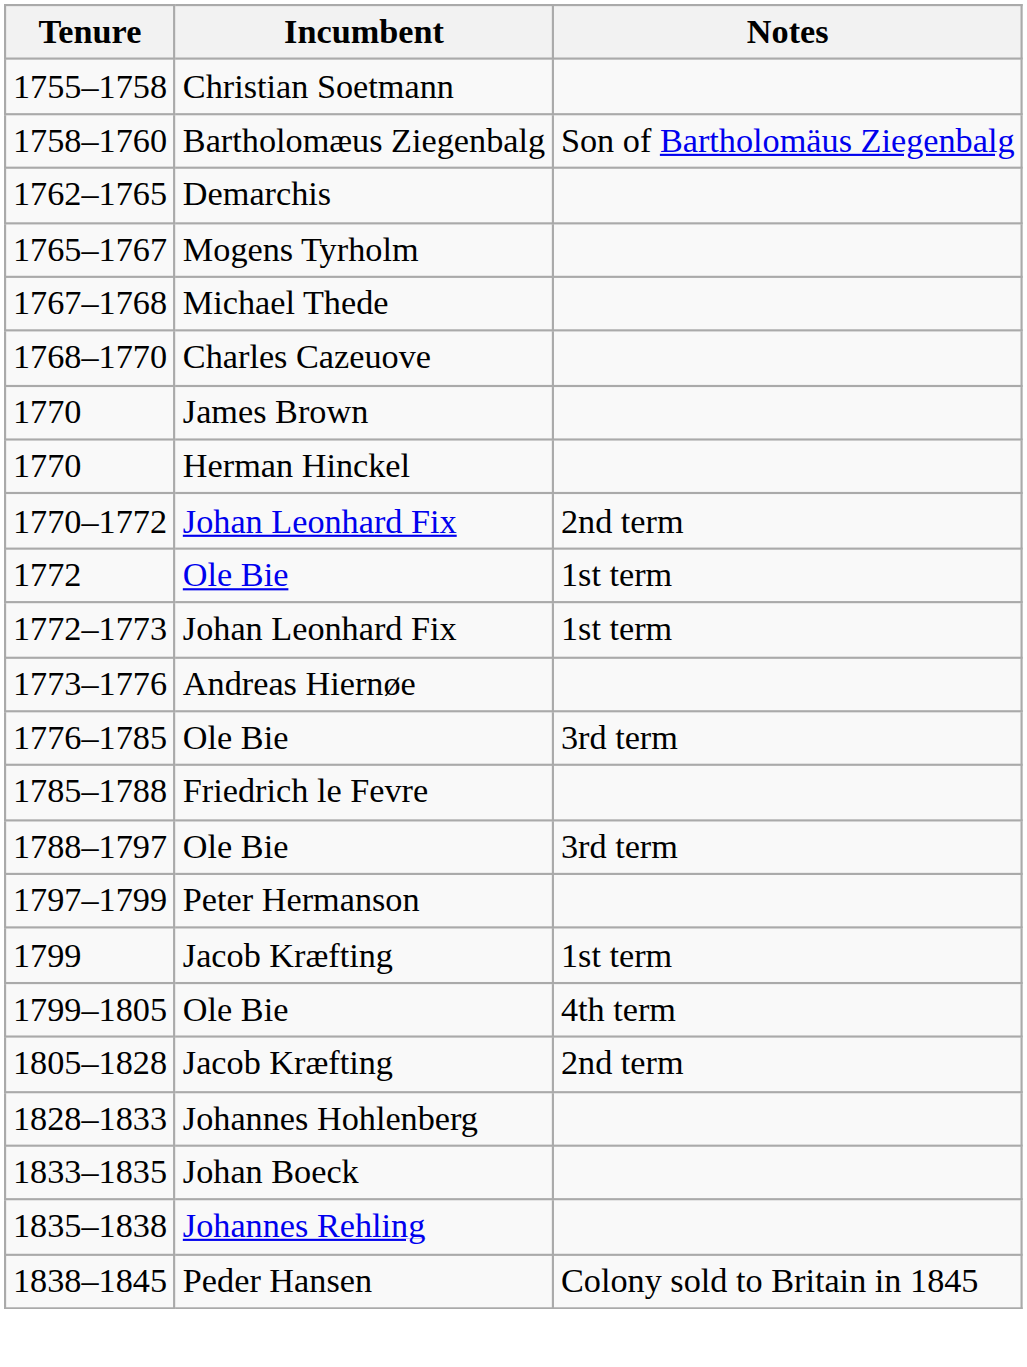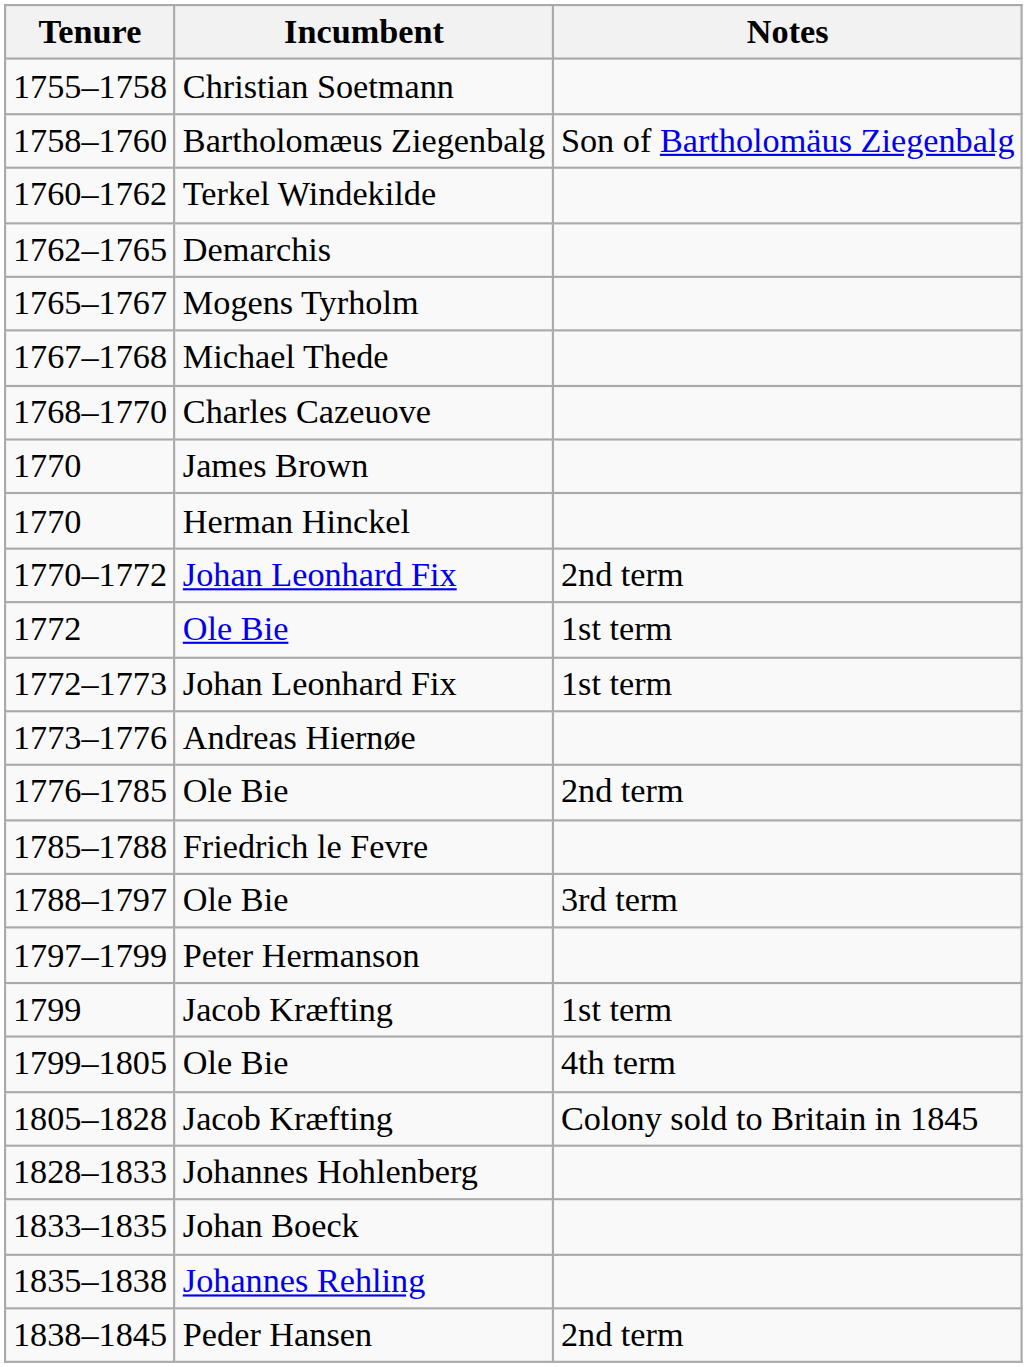+ row: (90, 194)
(619, 737) 3rd term -> (622, 791) 2nd term
(622, 1063) 2nd term -> (770, 1117) Colony sold to Britain in 1845
(770, 1280) Colony sold to Britain in 1845 -> (622, 1334) 2nd term
